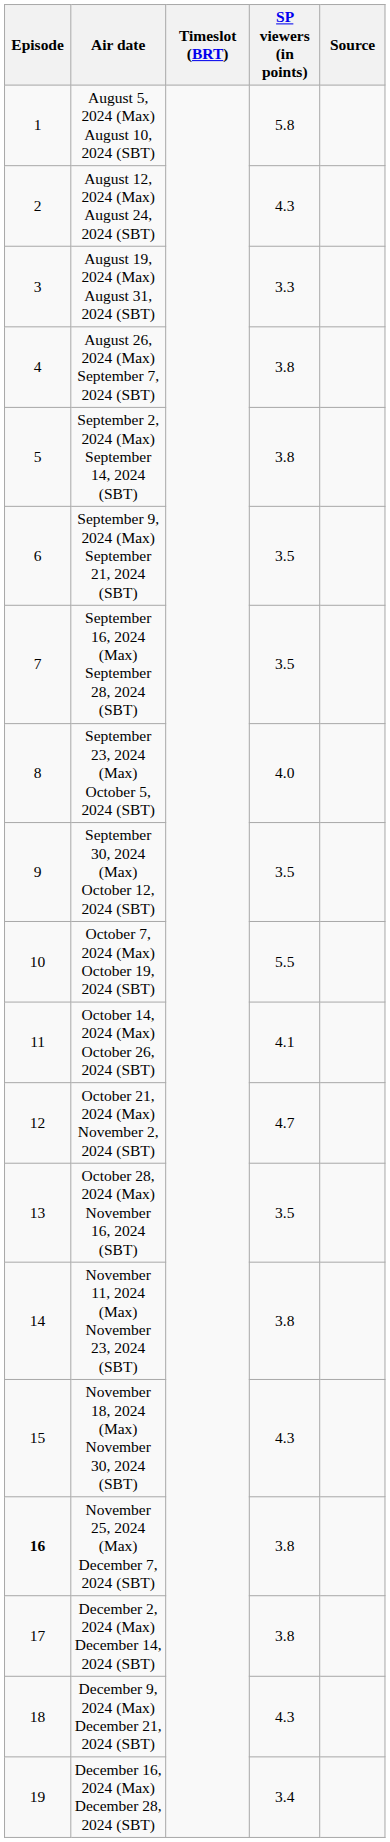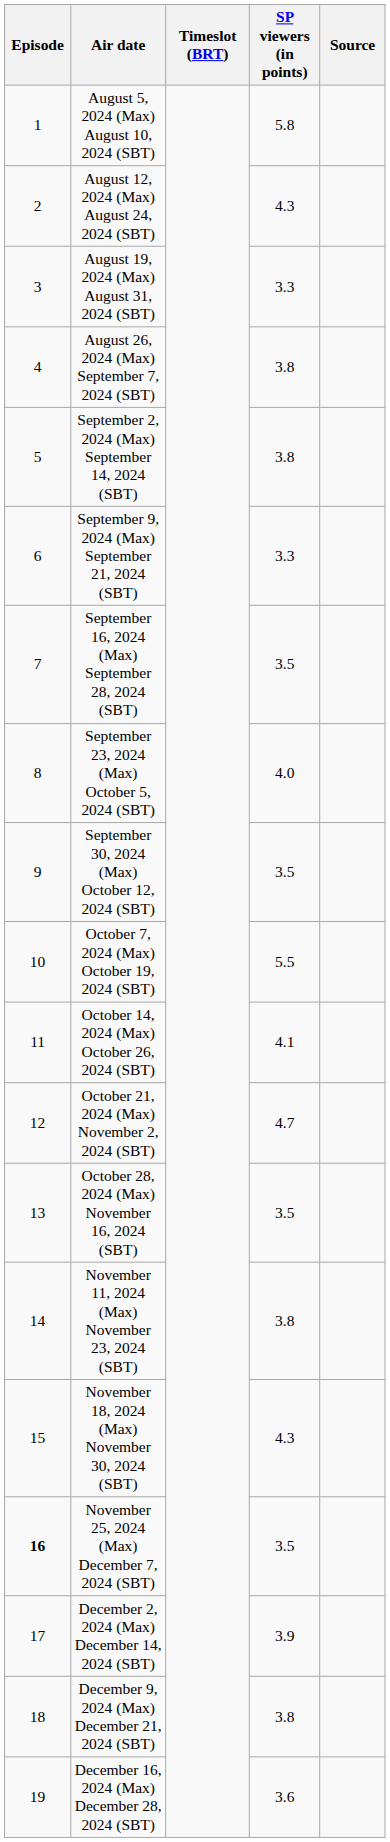(285, 556) 3.5 -> (285, 556) 3.3
(285, 1546) 3.8 -> (285, 1546) 3.5
(285, 1636) 3.8 -> (285, 1636) 3.9
(285, 1716) 4.3 -> (285, 1716) 3.8
(285, 1797) 3.4 -> (285, 1797) 3.6
